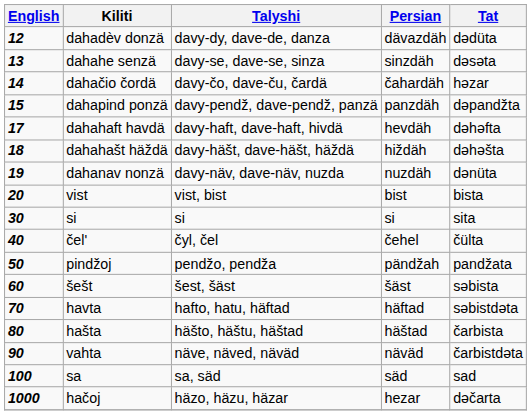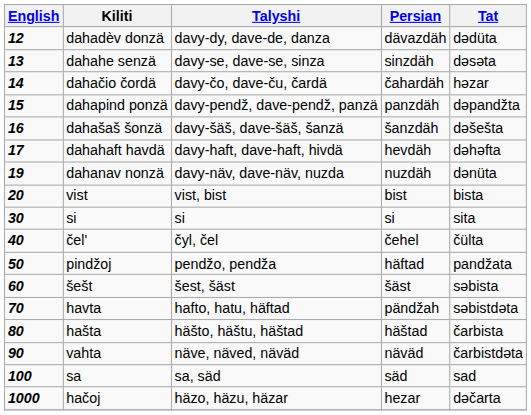+ row: (114, 128)
- row: (117, 150)
(412, 263) pändžah -> (404, 263) häftad
(404, 308) häftad -> (412, 308) pändžah
